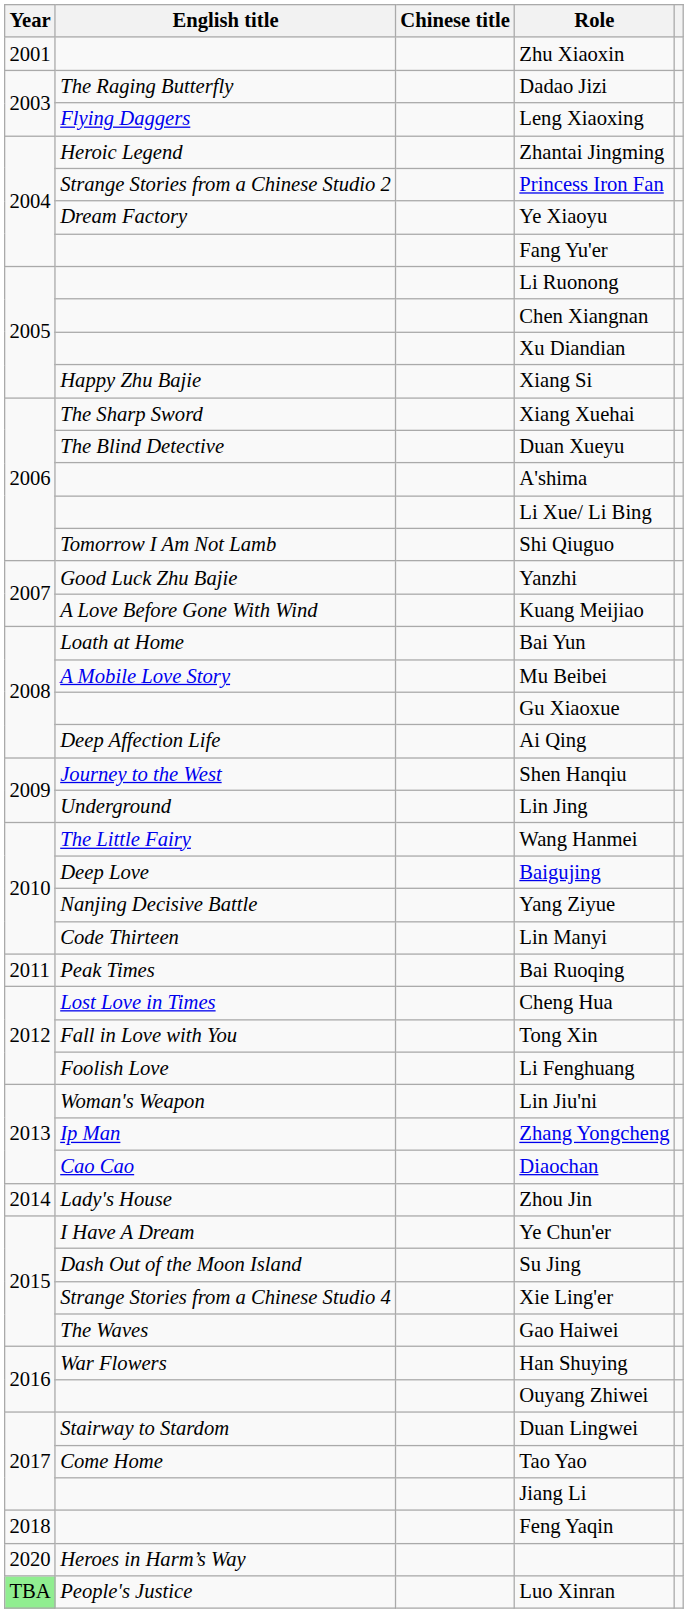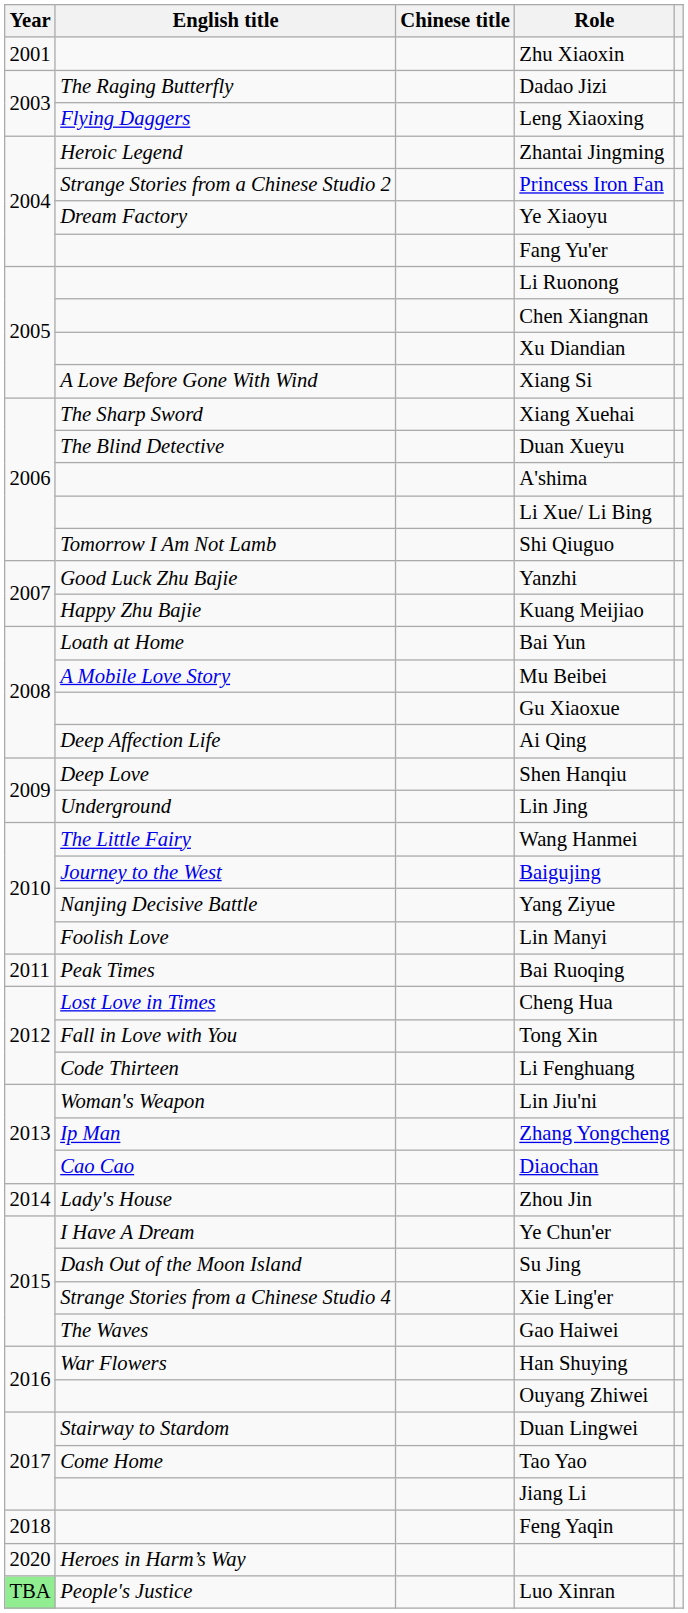(131, 380) Happy Zhu Bajie -> (189, 380) A Love Before Gone With Wind
(189, 610) A Love Before Gone With Wind -> (131, 610) Happy Zhu Bajie
(141, 773) Journey to the West -> (105, 773) Deep Love
(105, 871) Deep Love -> (141, 871) Journey to the West
(120, 937) Code Thirteen -> (114, 937) Foolish Love
(114, 1068) Foolish Love -> (120, 1068) Code Thirteen
